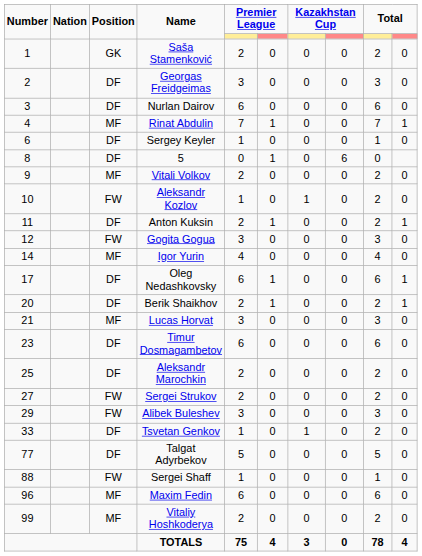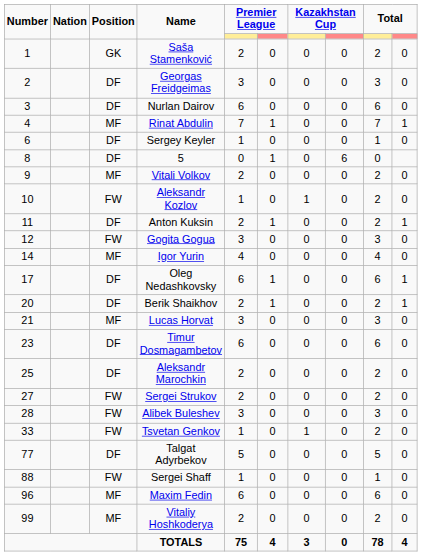(27, 414) 29 -> (27, 414) 28
(113, 431) DF -> (113, 431) FW
